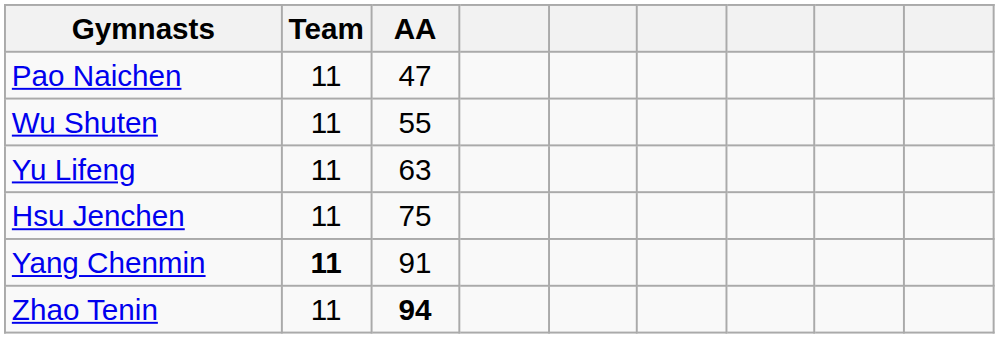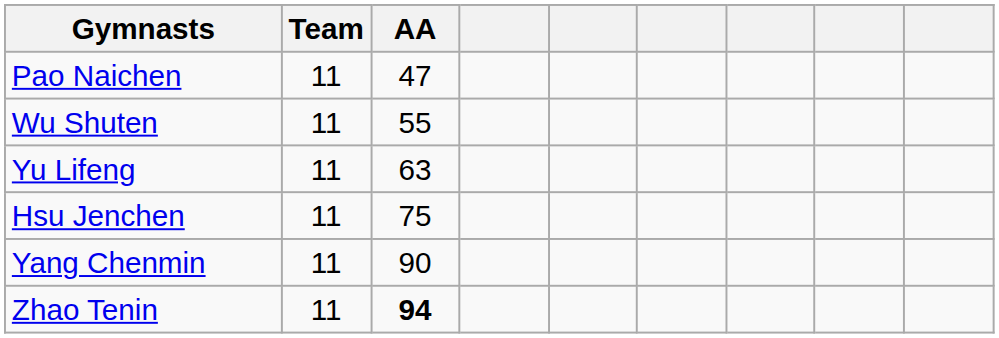(326, 263) bold -> (326, 263) normal
(415, 263) 91 -> (415, 263) 90
